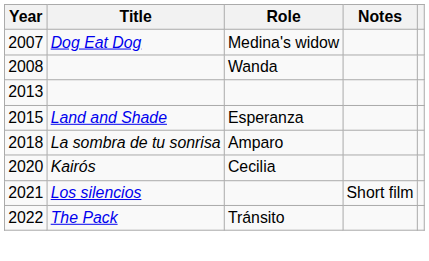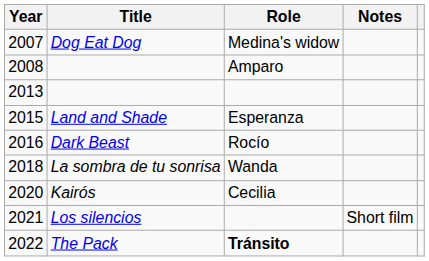(253, 67) Wanda -> (256, 67) Amparo
+ row: (26, 142)
(256, 142) Amparo -> (253, 167) Wanda
(256, 218) normal -> (259, 243) bold
